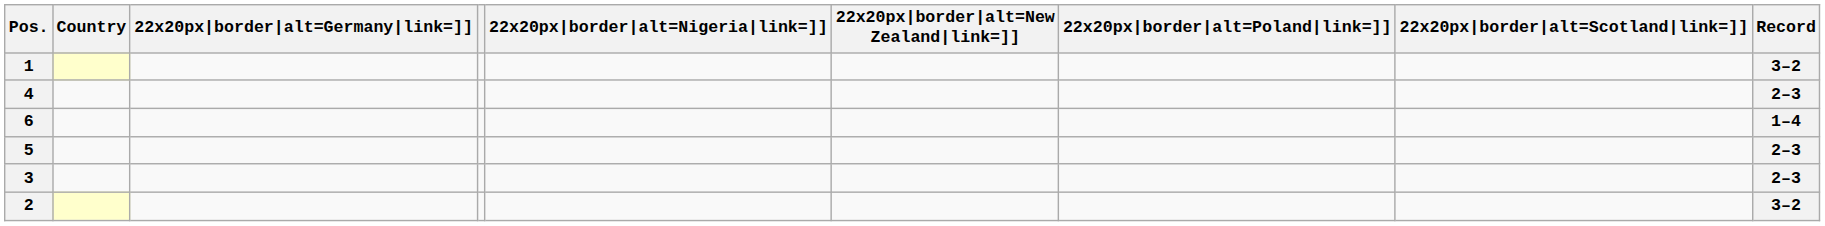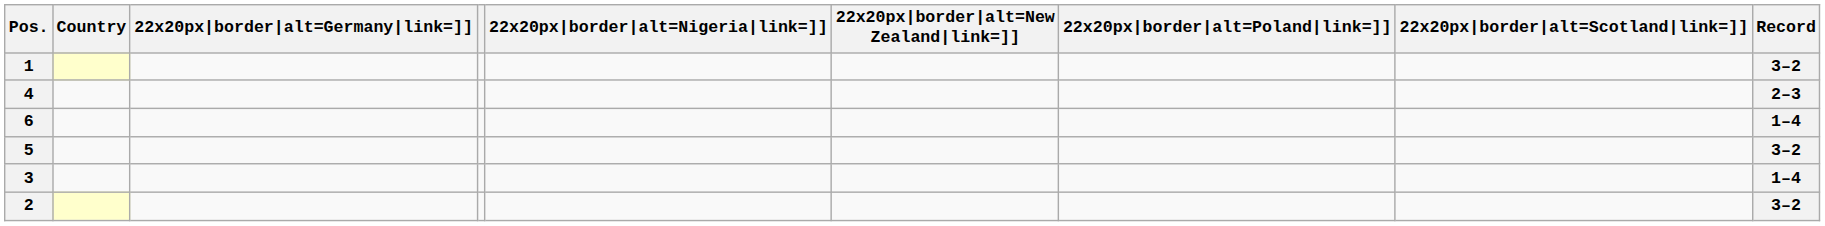(1786, 150) 2–3 -> (1786, 150) 3–2
(1786, 178) 2–3 -> (1786, 178) 1–4
